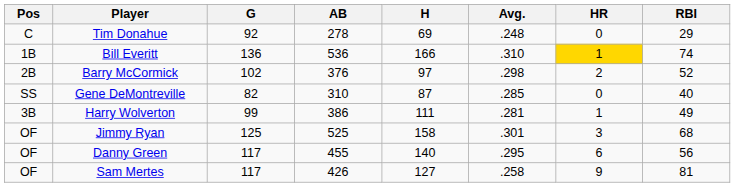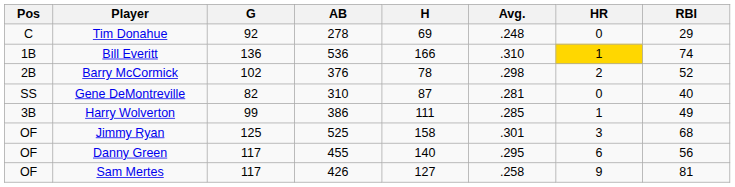(425, 73) 97 -> (425, 73) 78
(512, 93) .285 -> (512, 93) .281
(512, 113) .281 -> (512, 113) .285
